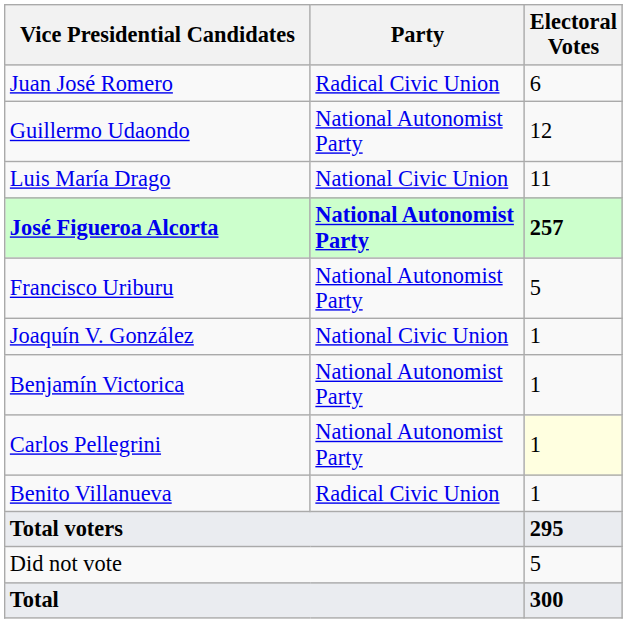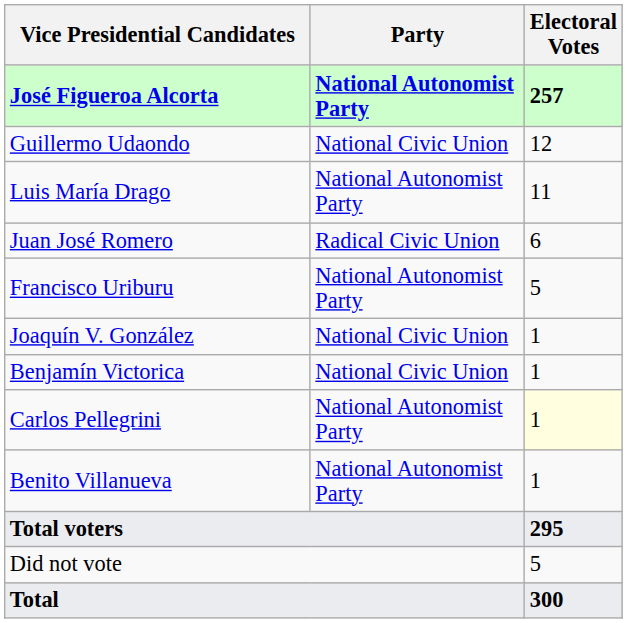rows swapped: (114, 227) <-> (91, 82)
(409, 131) National Autonomist Party -> (412, 143) National Civic Union
(412, 179) National Civic Union -> (409, 191) National Autonomist Party
(409, 384) National Autonomist Party -> (412, 371) National Civic Union
(407, 493) Radical Civic Union -> (409, 480) National Autonomist Party
